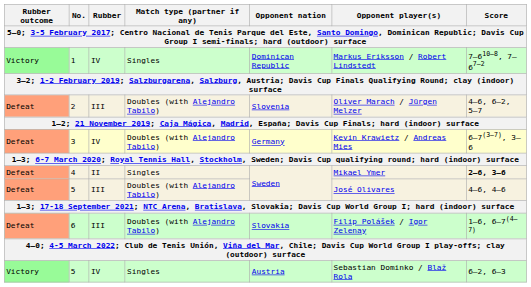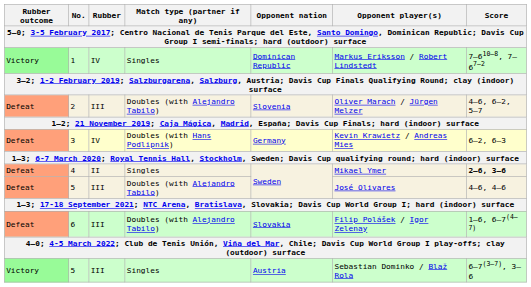(181, 141) Doubles (with Alejandro Tabilo) -> (169, 140) Doubles (with Hans Podlipnik)
(494, 141) 6–7(3–7), 3–6 -> (487, 140) 6–2, 6–3
(96, 271) IV -> (98, 270) III
(487, 271) 6–2, 6–3 -> (495, 270) 6–7(3–7), 3–6
